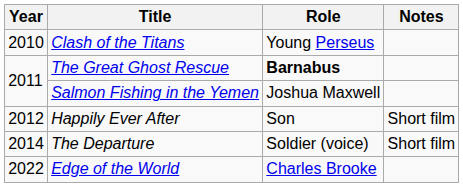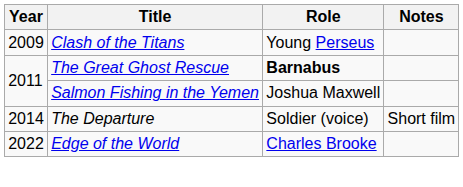(26, 42) 2010 -> (26, 42) 2009
- row: (115, 118)
